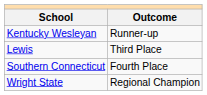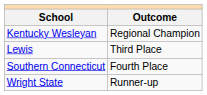(134, 33) Runner-up -> (155, 33) Regional Champion
(155, 82) Regional Champion -> (134, 82) Runner-up
